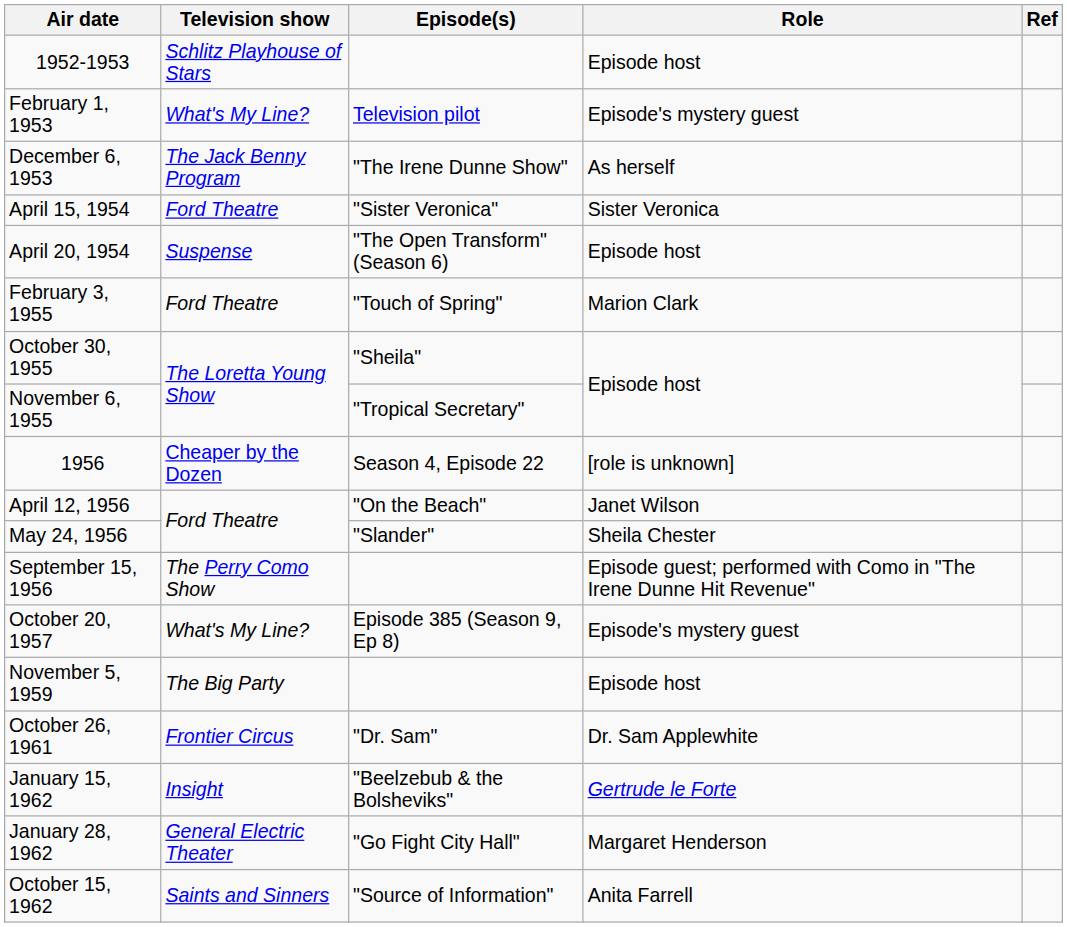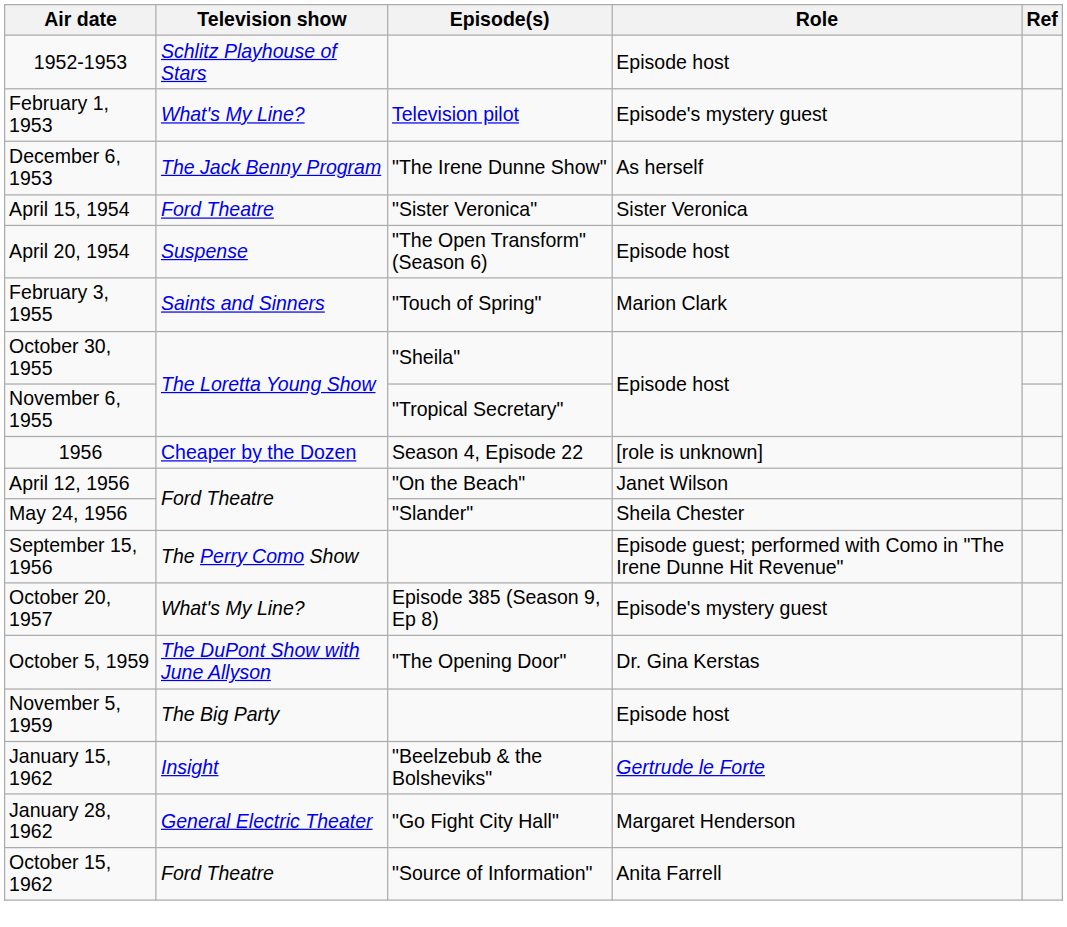(222, 304) Ford Theatre -> (243, 304) Saints and Sinners
+ row: (79, 662)
- row: (60, 736)
(247, 895) Saints and Sinners -> (217, 873) Ford Theatre
